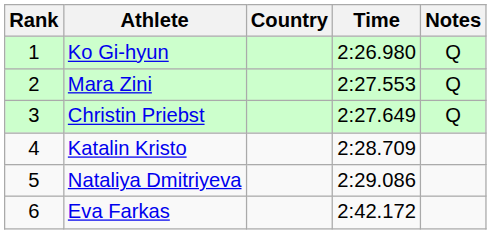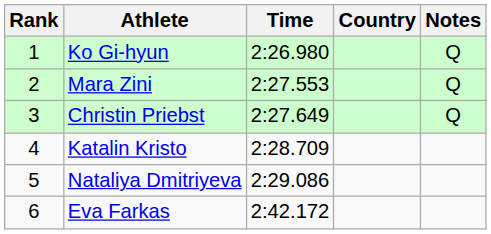columns swapped: (289, 20) <-> (377, 20)
